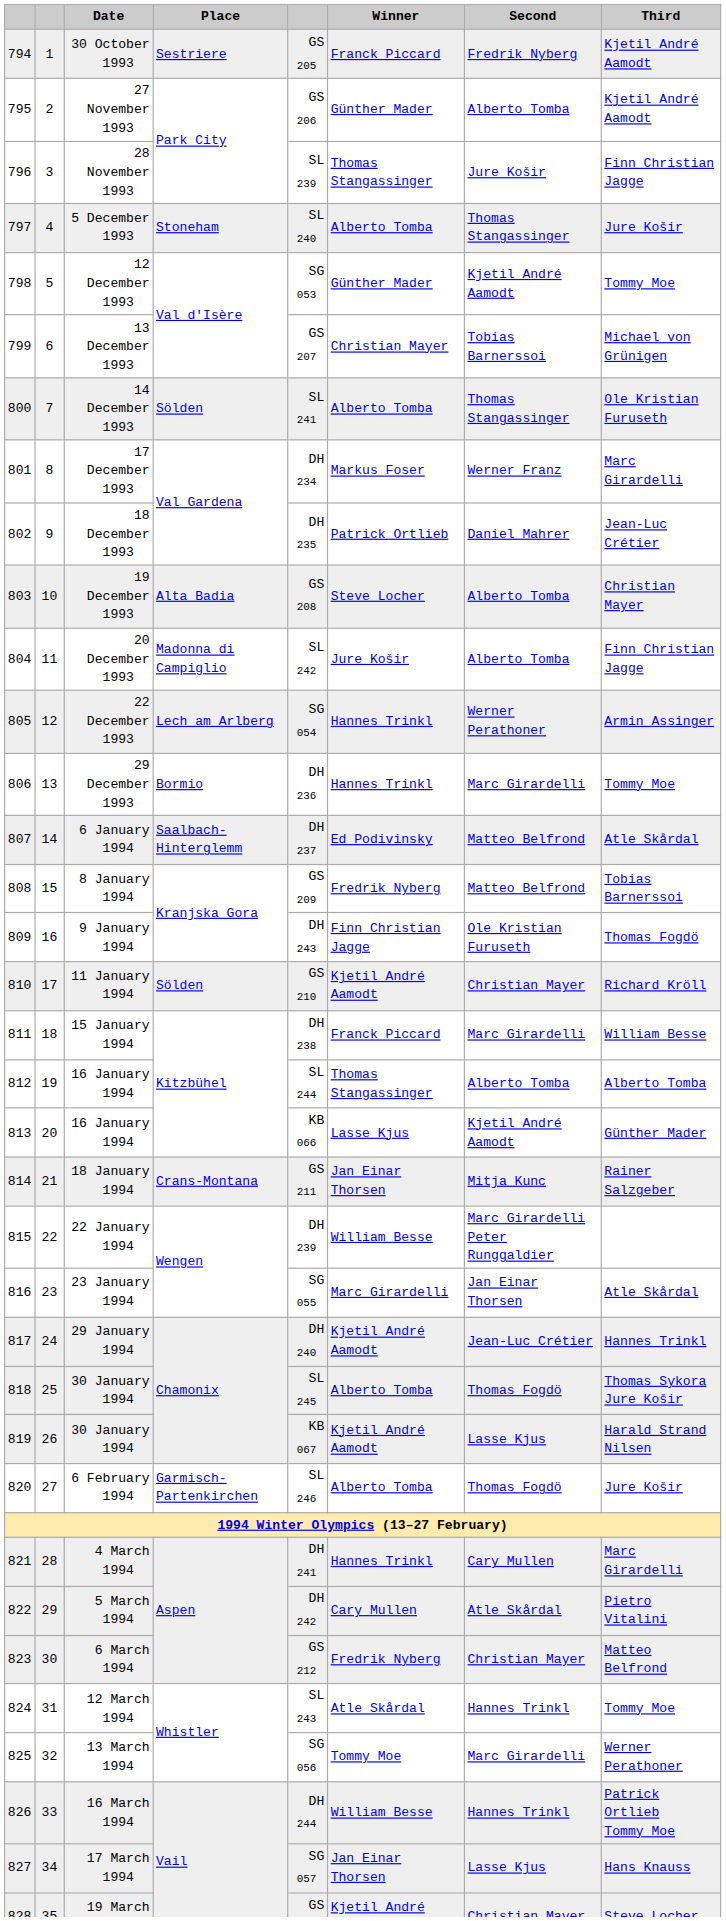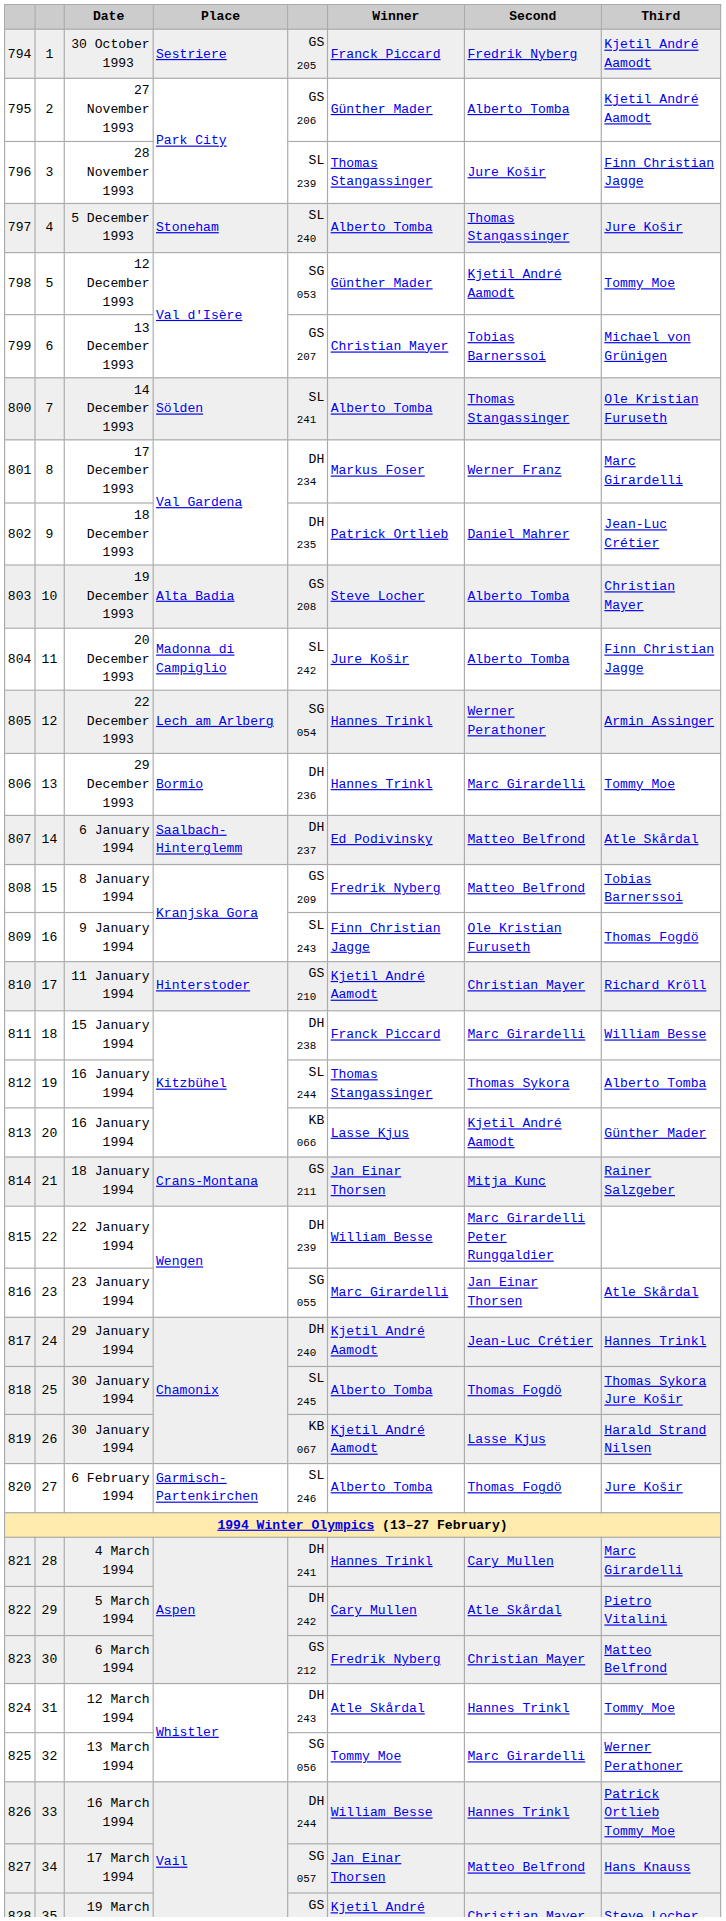(311, 937) DH 243 -> (311, 937) SL 243
(180, 986) Sölden -> (203, 986) Hinterstoder
(519, 1084) Alberto Tomba -> (519, 1084) Thomas Sykora
(311, 1708) SL 243 -> (311, 1708) DH 243
(507, 1868) Lasse Kjus -> (526, 1868) Matteo Belfrond
